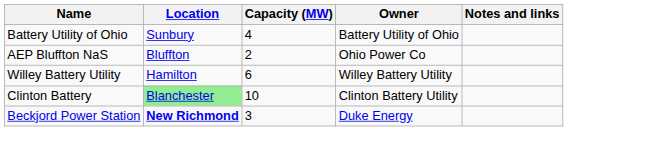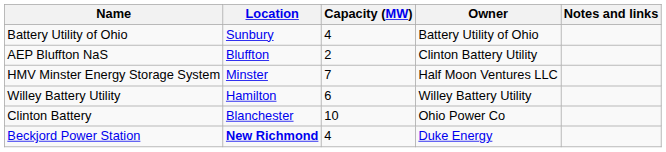(382, 55) Ohio Power Co -> (478, 55) Clinton Battery Utility
+ row: (114, 75)
(180, 95) lightgreen background -> (260, 116) no background
(398, 95) Clinton Battery Utility -> (462, 116) Ohio Power Co
(248, 116) 3 -> (328, 136) 4
